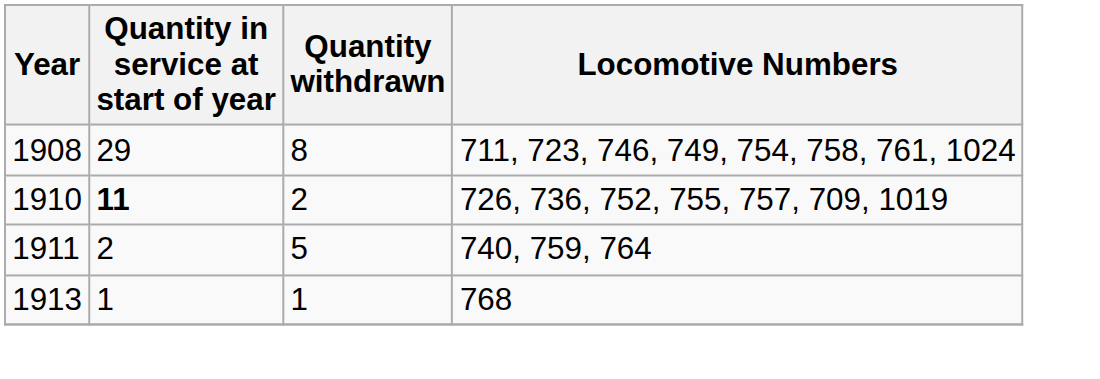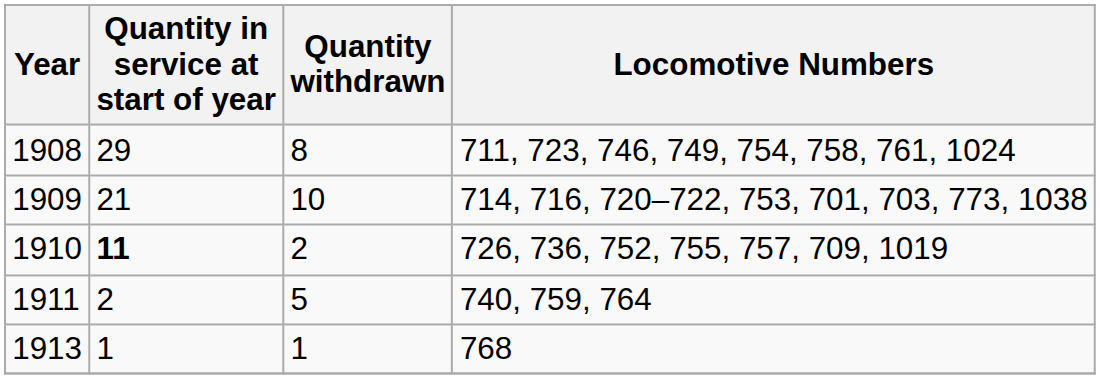+ row: (47, 199)
